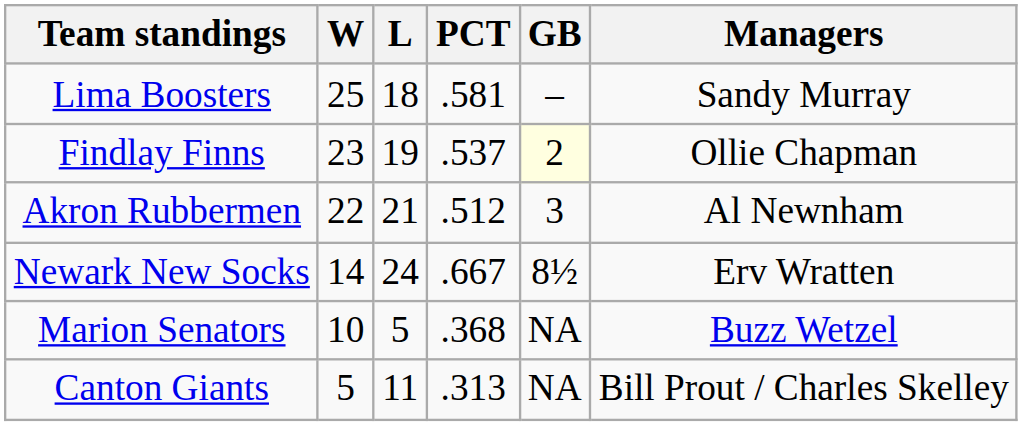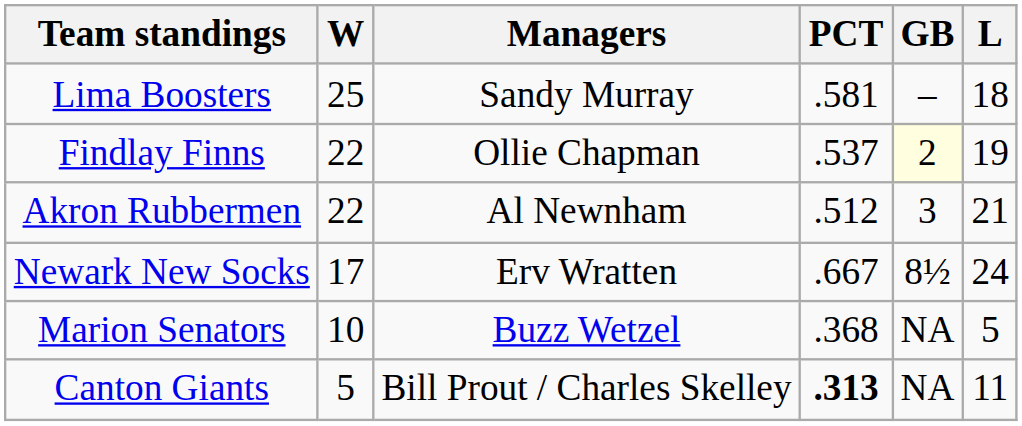columns swapped: (400, 34) <-> (804, 34)
(346, 152) 23 -> (346, 152) 22
(346, 270) 14 -> (346, 270) 17
(473, 388) normal -> (846, 388) bold
